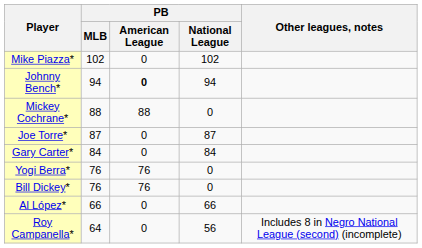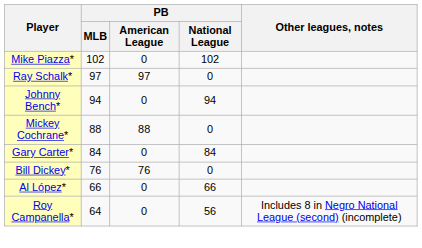+ row: (43, 77)
(144, 83) bold -> (144, 100) normal
- row: (43, 136)
- row: (43, 170)
